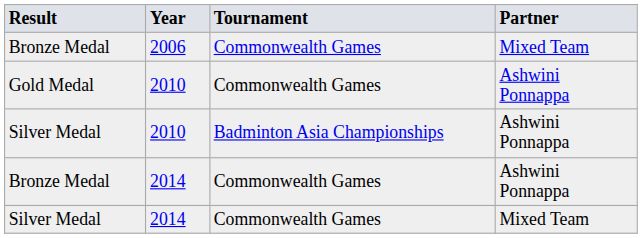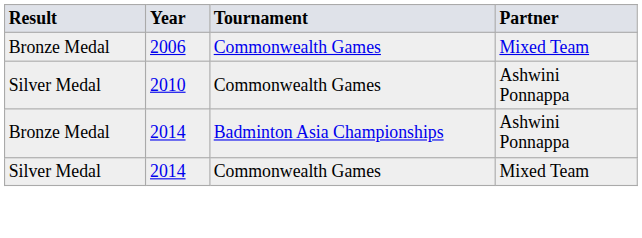- row: (51, 84)
(329, 133) Badminton Asia Championships -> (297, 84) Commonwealth Games
(297, 181) Commonwealth Games -> (329, 133) Badminton Asia Championships
